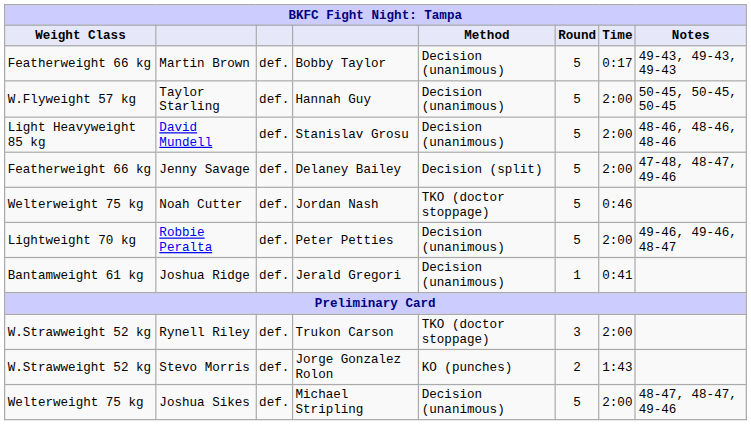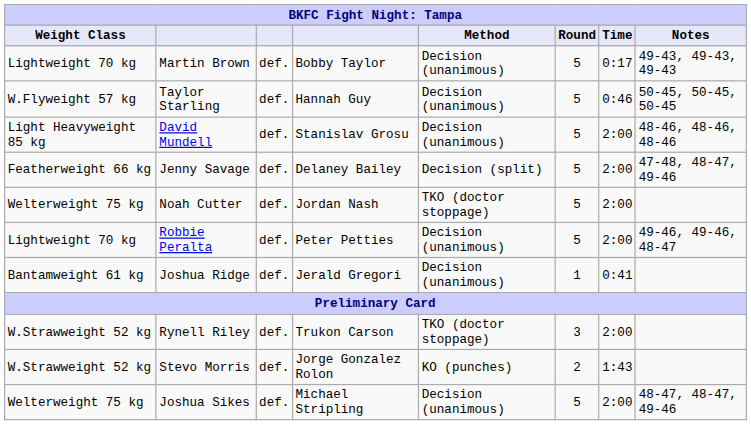(79, 64) Featherweight 66 kg -> (72, 64) Lightweight 70 kg
(617, 99) 2:00 -> (617, 99) 0:46
(617, 205) 0:46 -> (617, 205) 2:00
